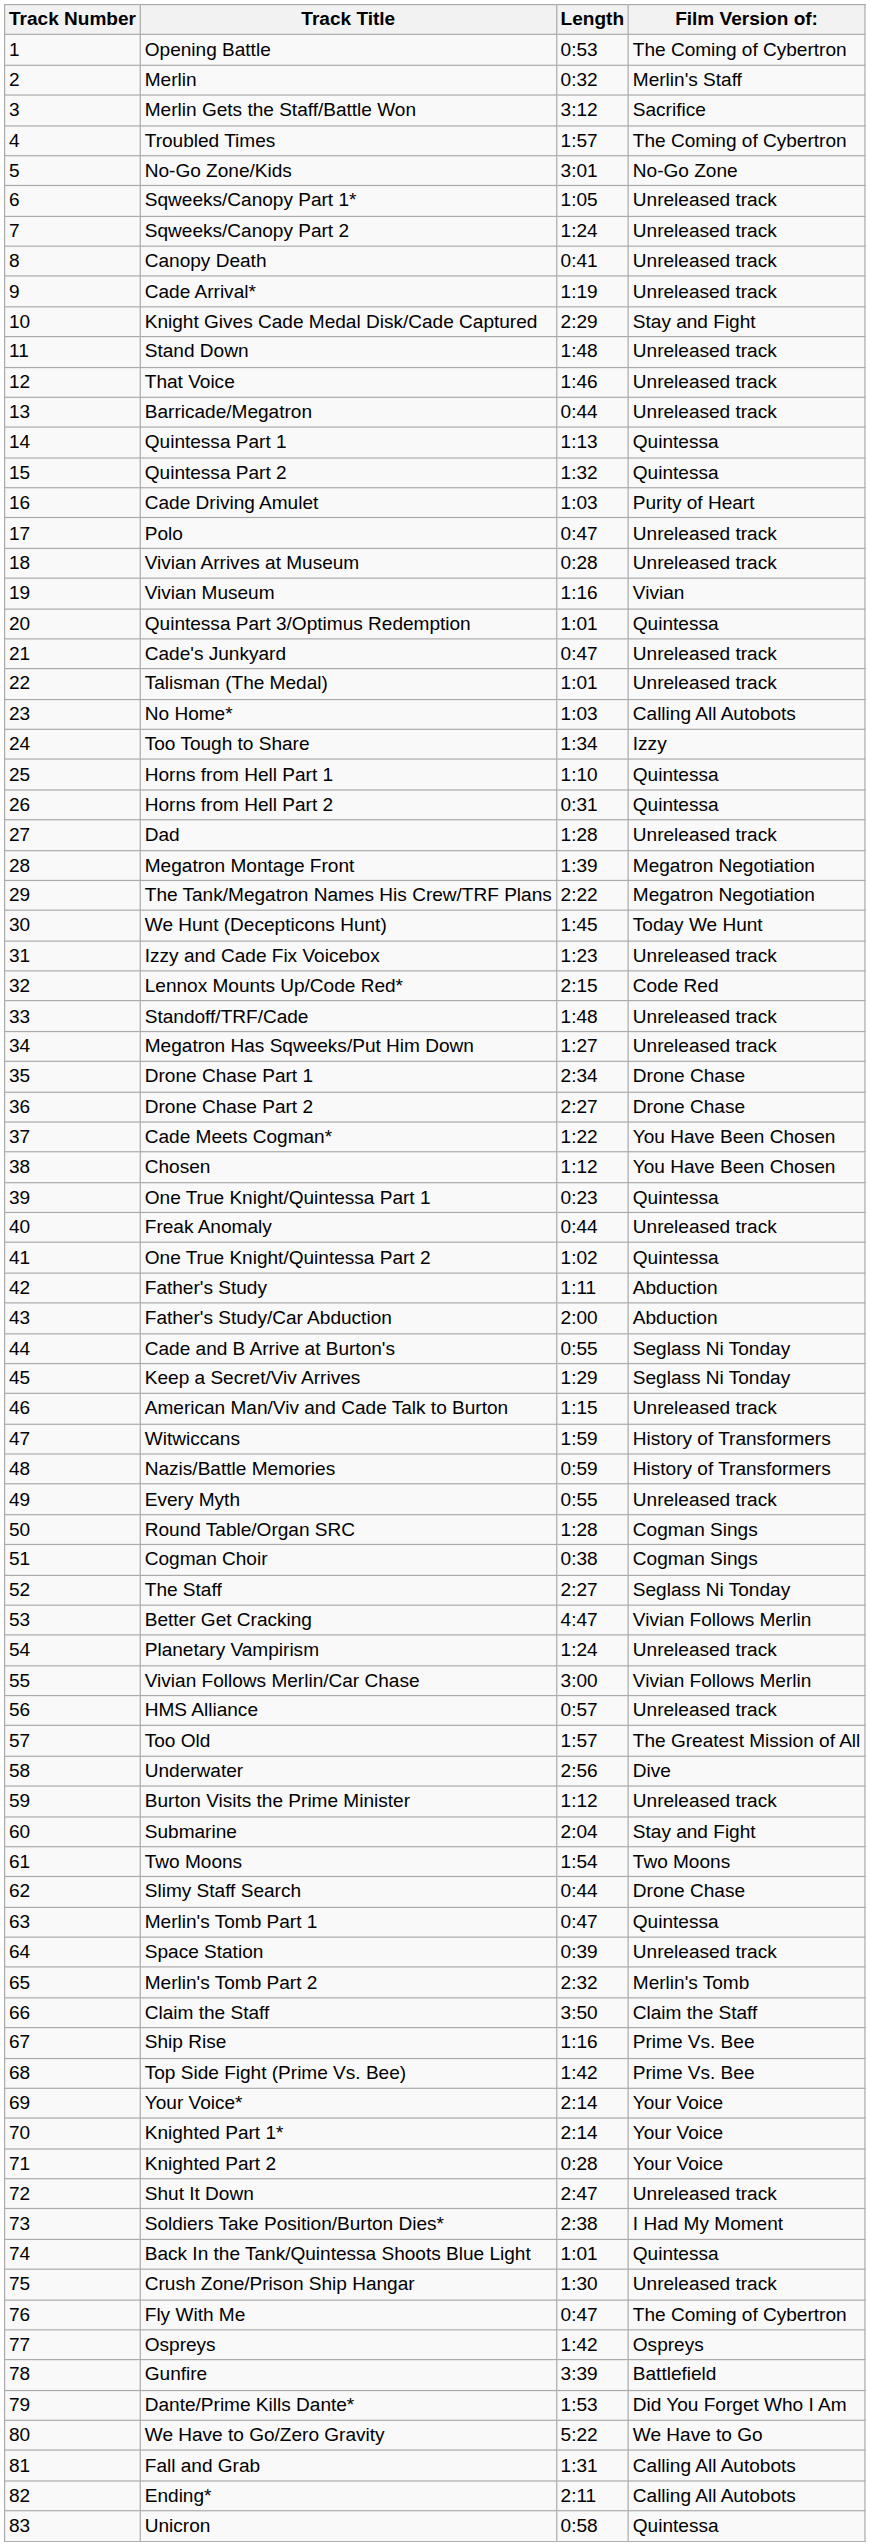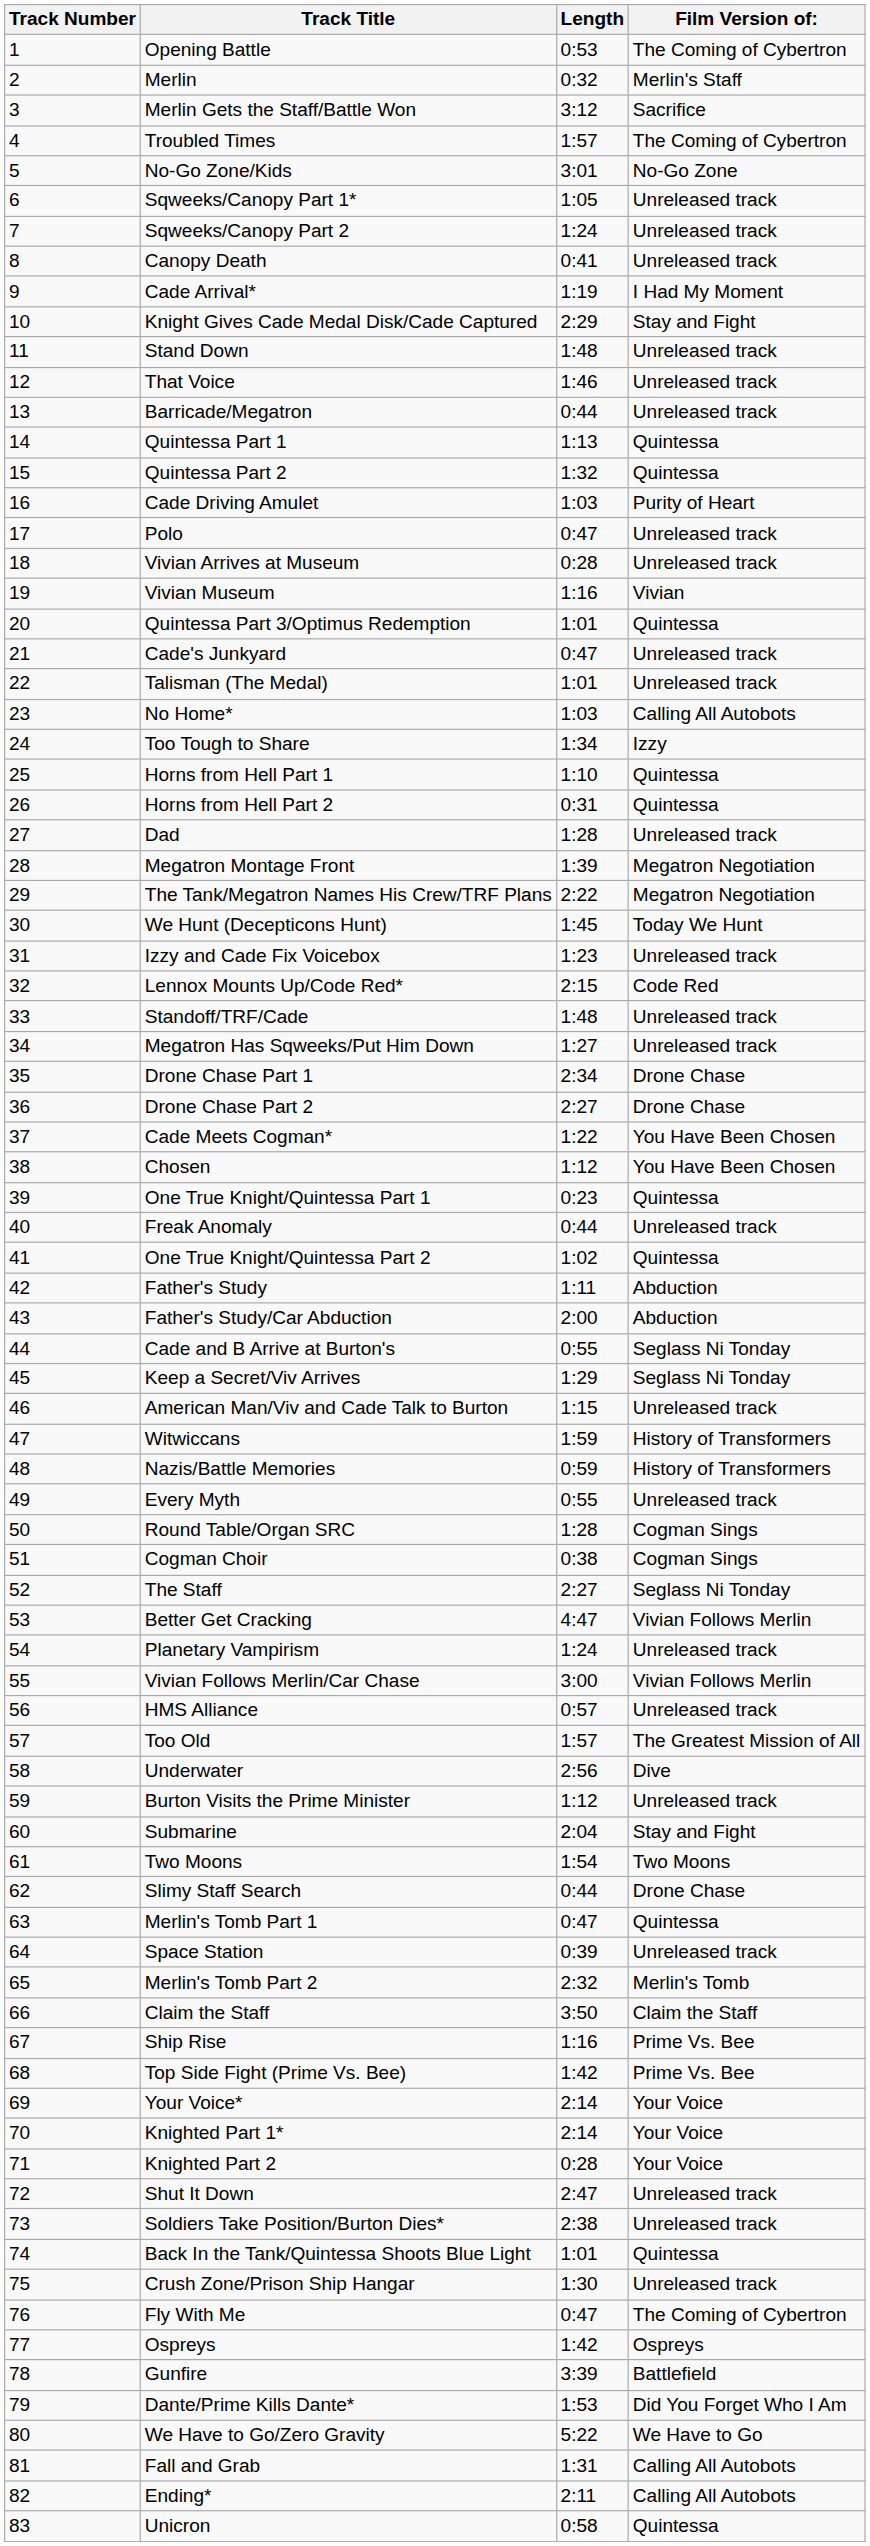(705, 291) Unreleased track -> (708, 291) I Had My Moment
(708, 2223) I Had My Moment -> (705, 2223) Unreleased track
